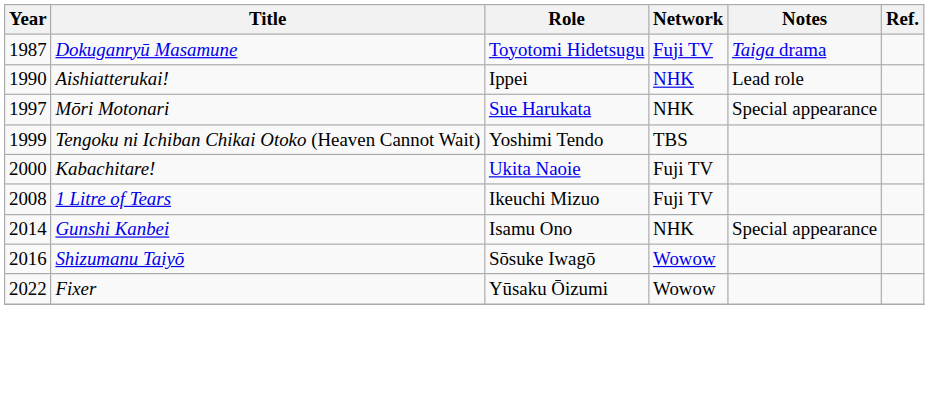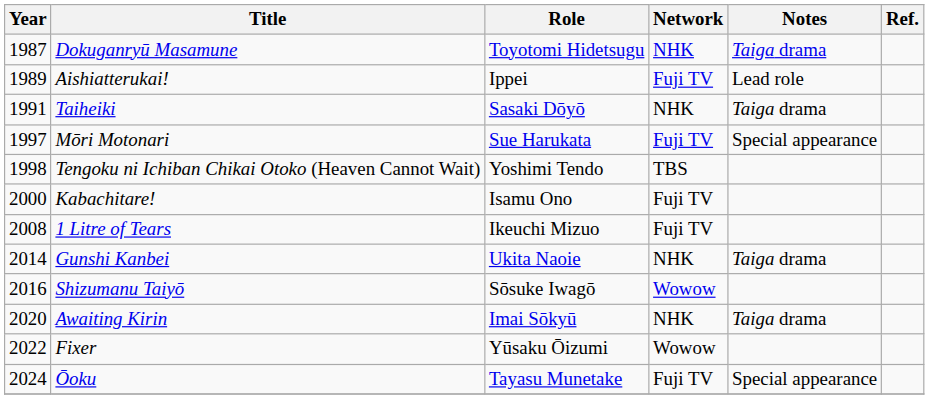(683, 49) Fuji TV -> (674, 49) NHK
(28, 79) 1990 -> (28, 79) 1989
(674, 79) NHK -> (683, 79) Fuji TV
+ row: (85, 109)
(674, 109) NHK -> (683, 139) Fuji TV
(28, 139) 1999 -> (28, 169) 1998
(535, 169) Ukita Naoie -> (531, 199) Isamu Ono
(531, 229) Isamu Ono -> (535, 259) Ukita Naoie
(805, 229) Special appearance -> (779, 259) Taiga drama
+ row: (111, 318)
+ row: (76, 378)
